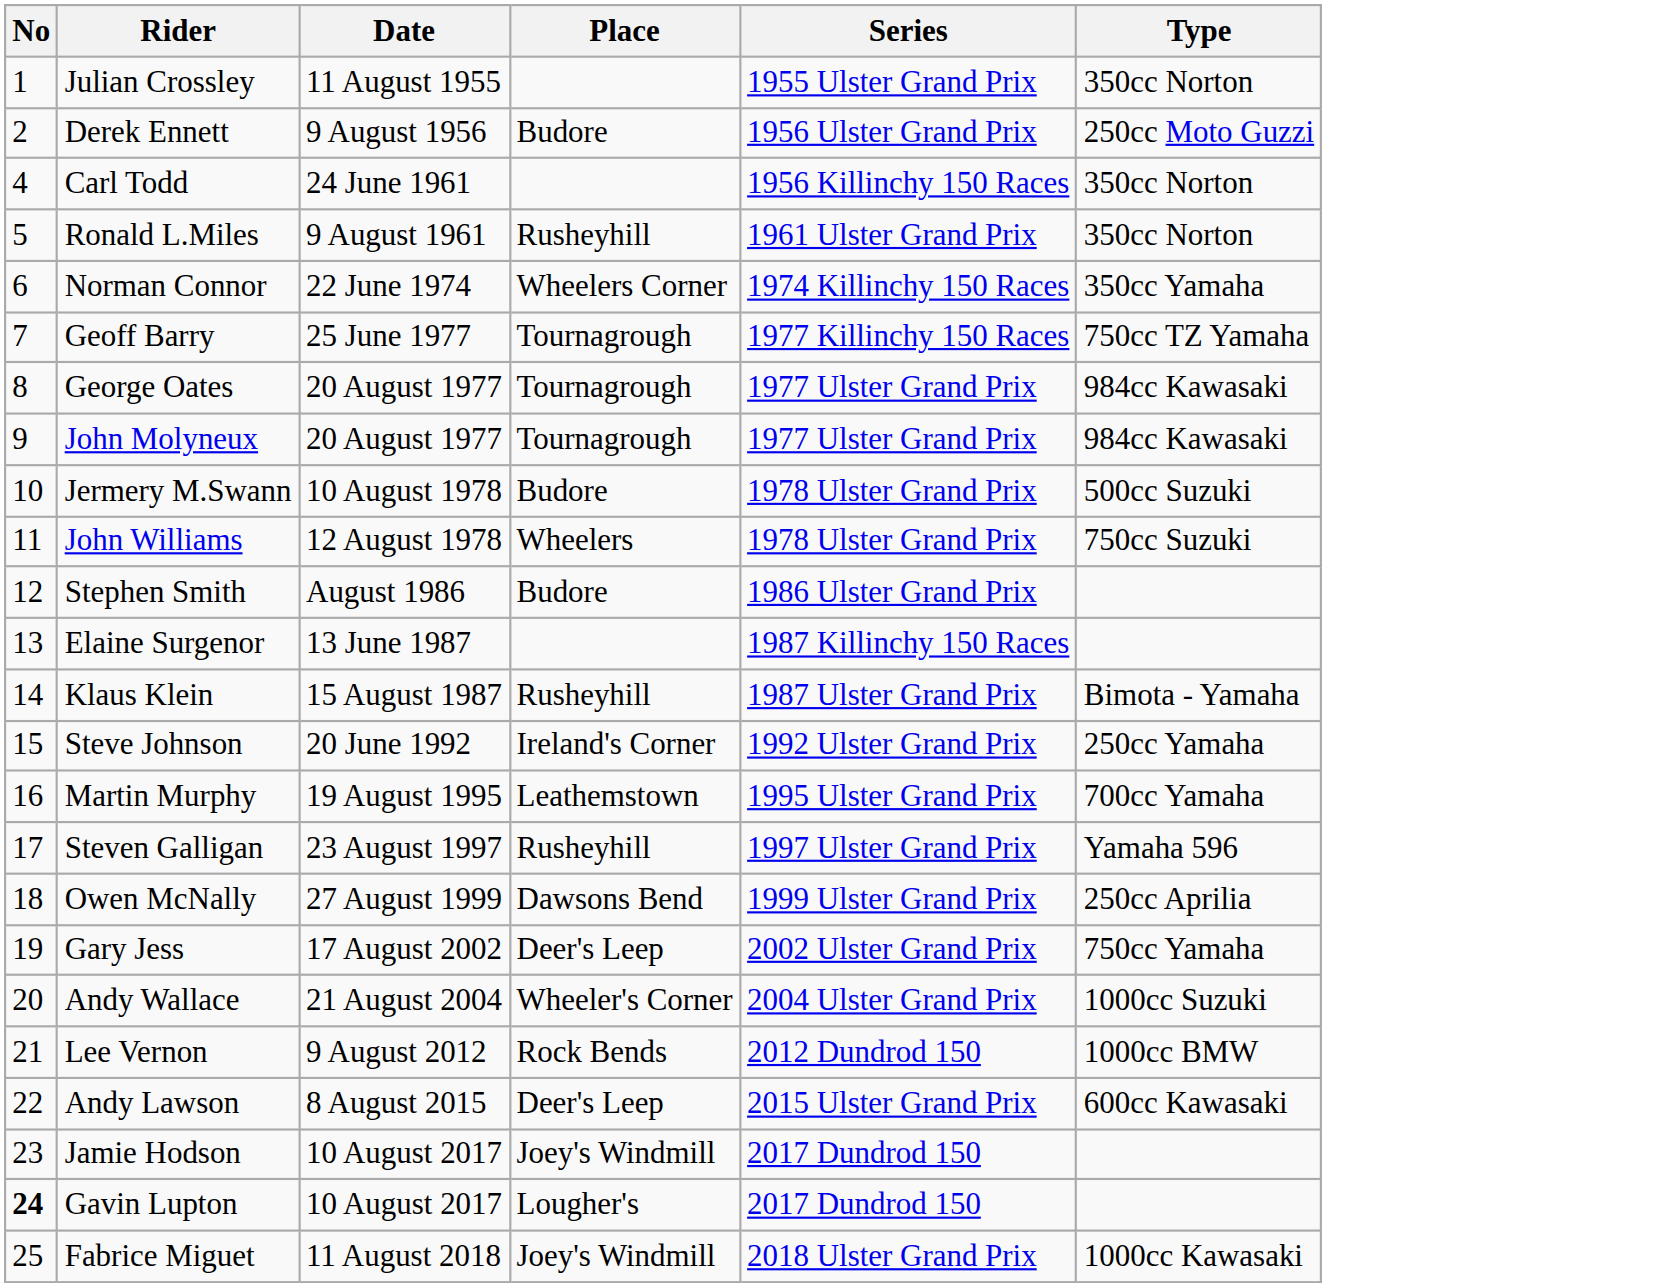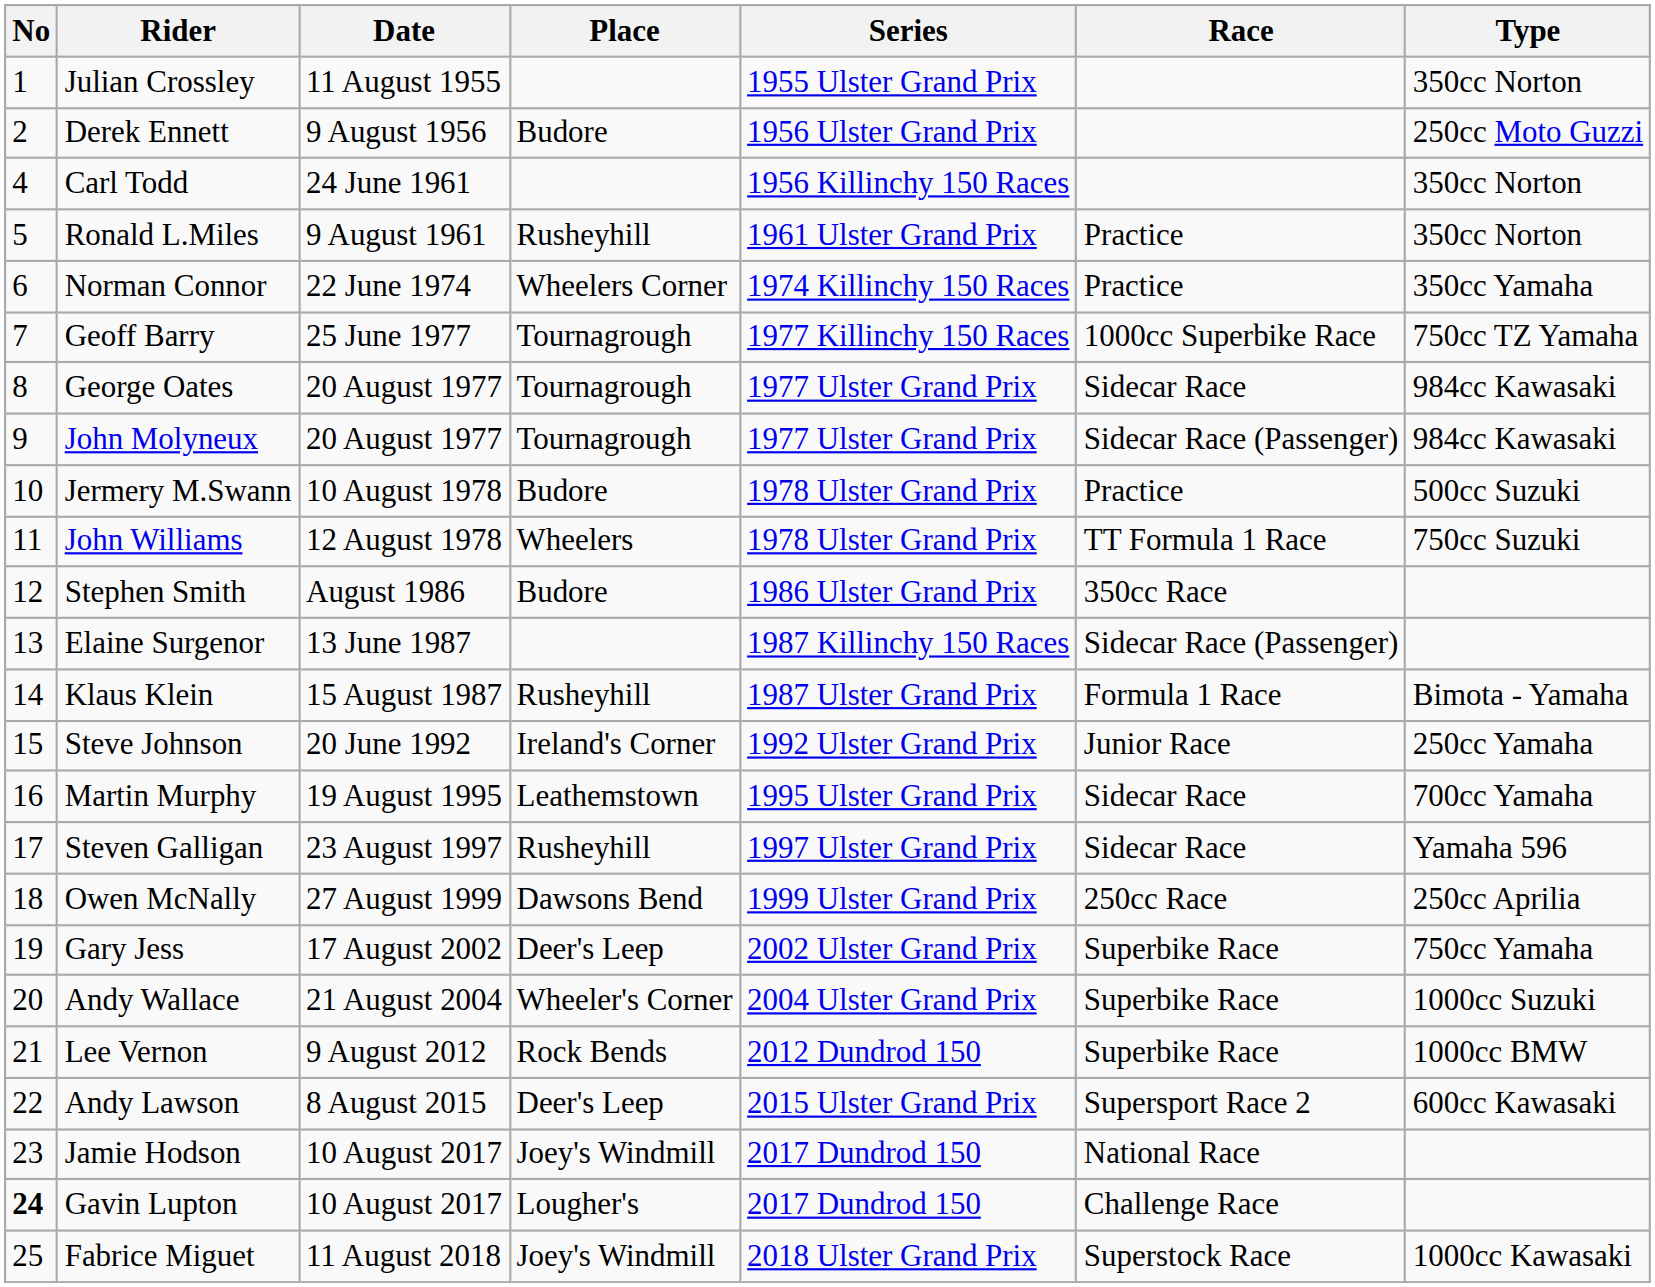+ column: (1241, 30)
